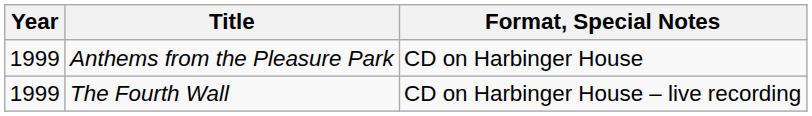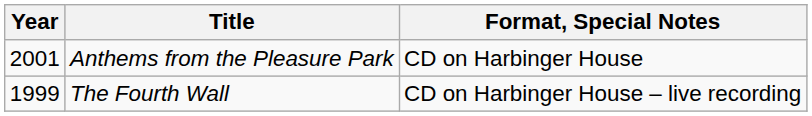(35, 57) 1999 -> (35, 57) 2001
